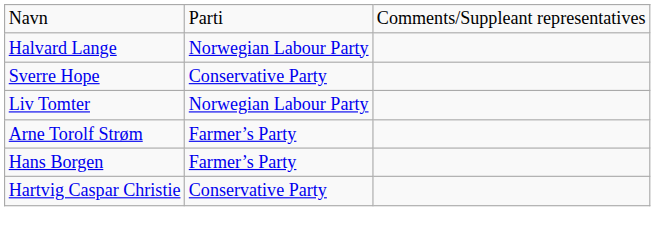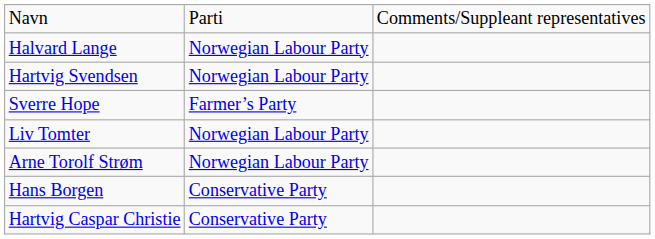+ row: (73, 76)
(258, 76) Conservative Party -> (243, 104) Farmer’s Party
(243, 133) Farmer’s Party -> (279, 162) Norwegian Labour Party
(243, 162) Farmer’s Party -> (258, 190) Conservative Party
